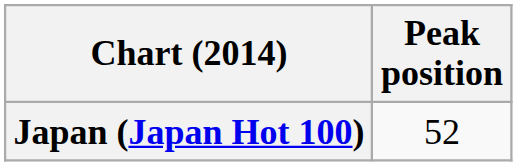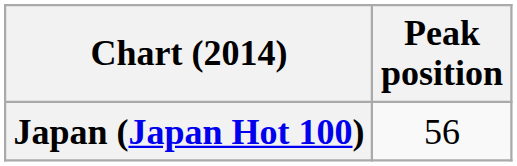(442, 130) 52 -> (442, 130) 56
